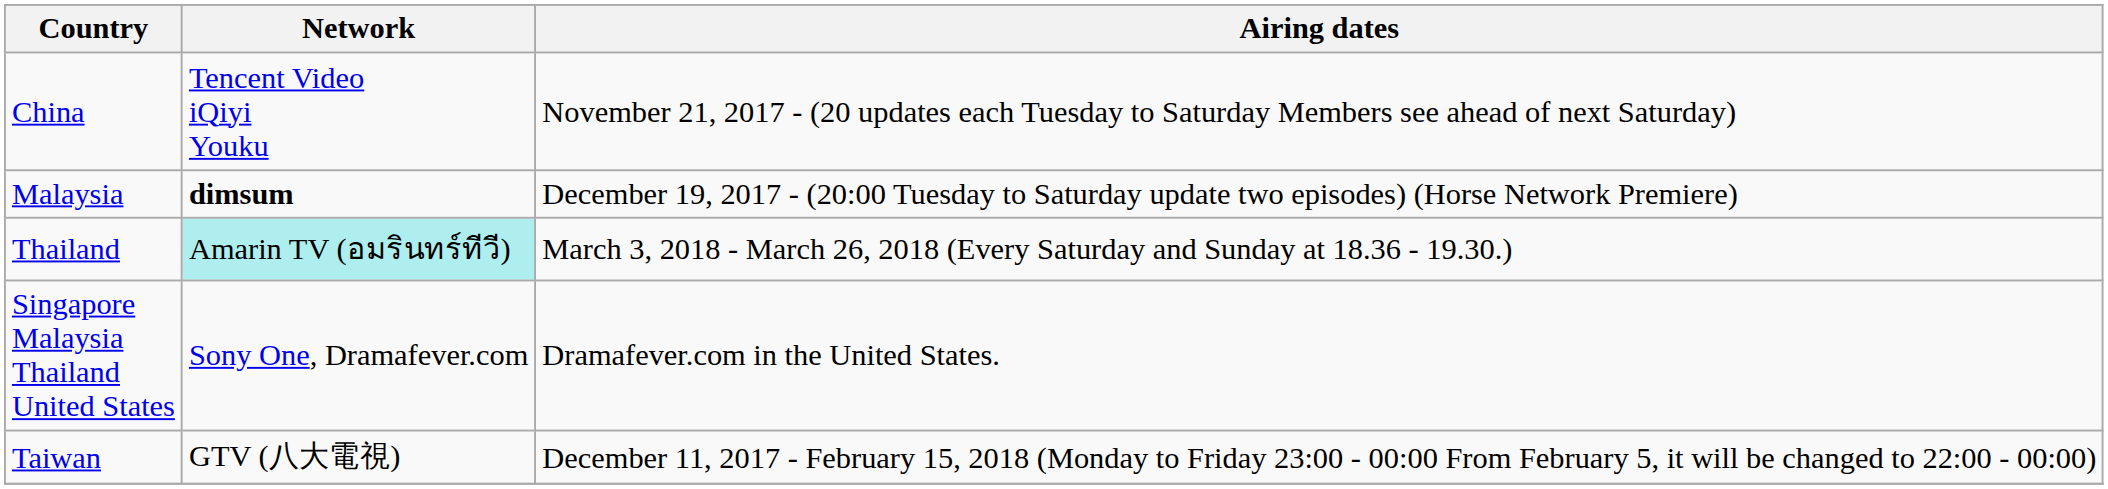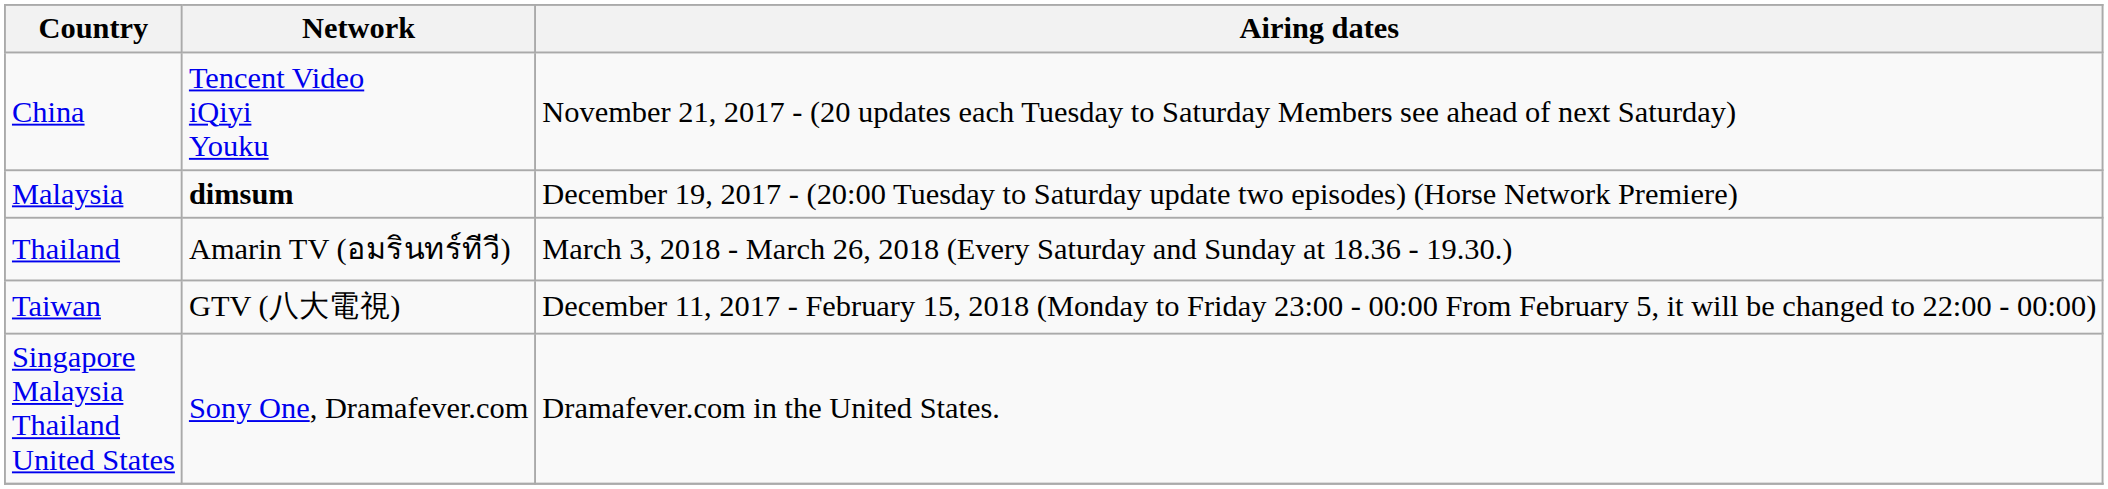(350, 249) paleturquoise background -> (350, 249) no background
rows swapped: (56, 456) <-> (93, 354)
